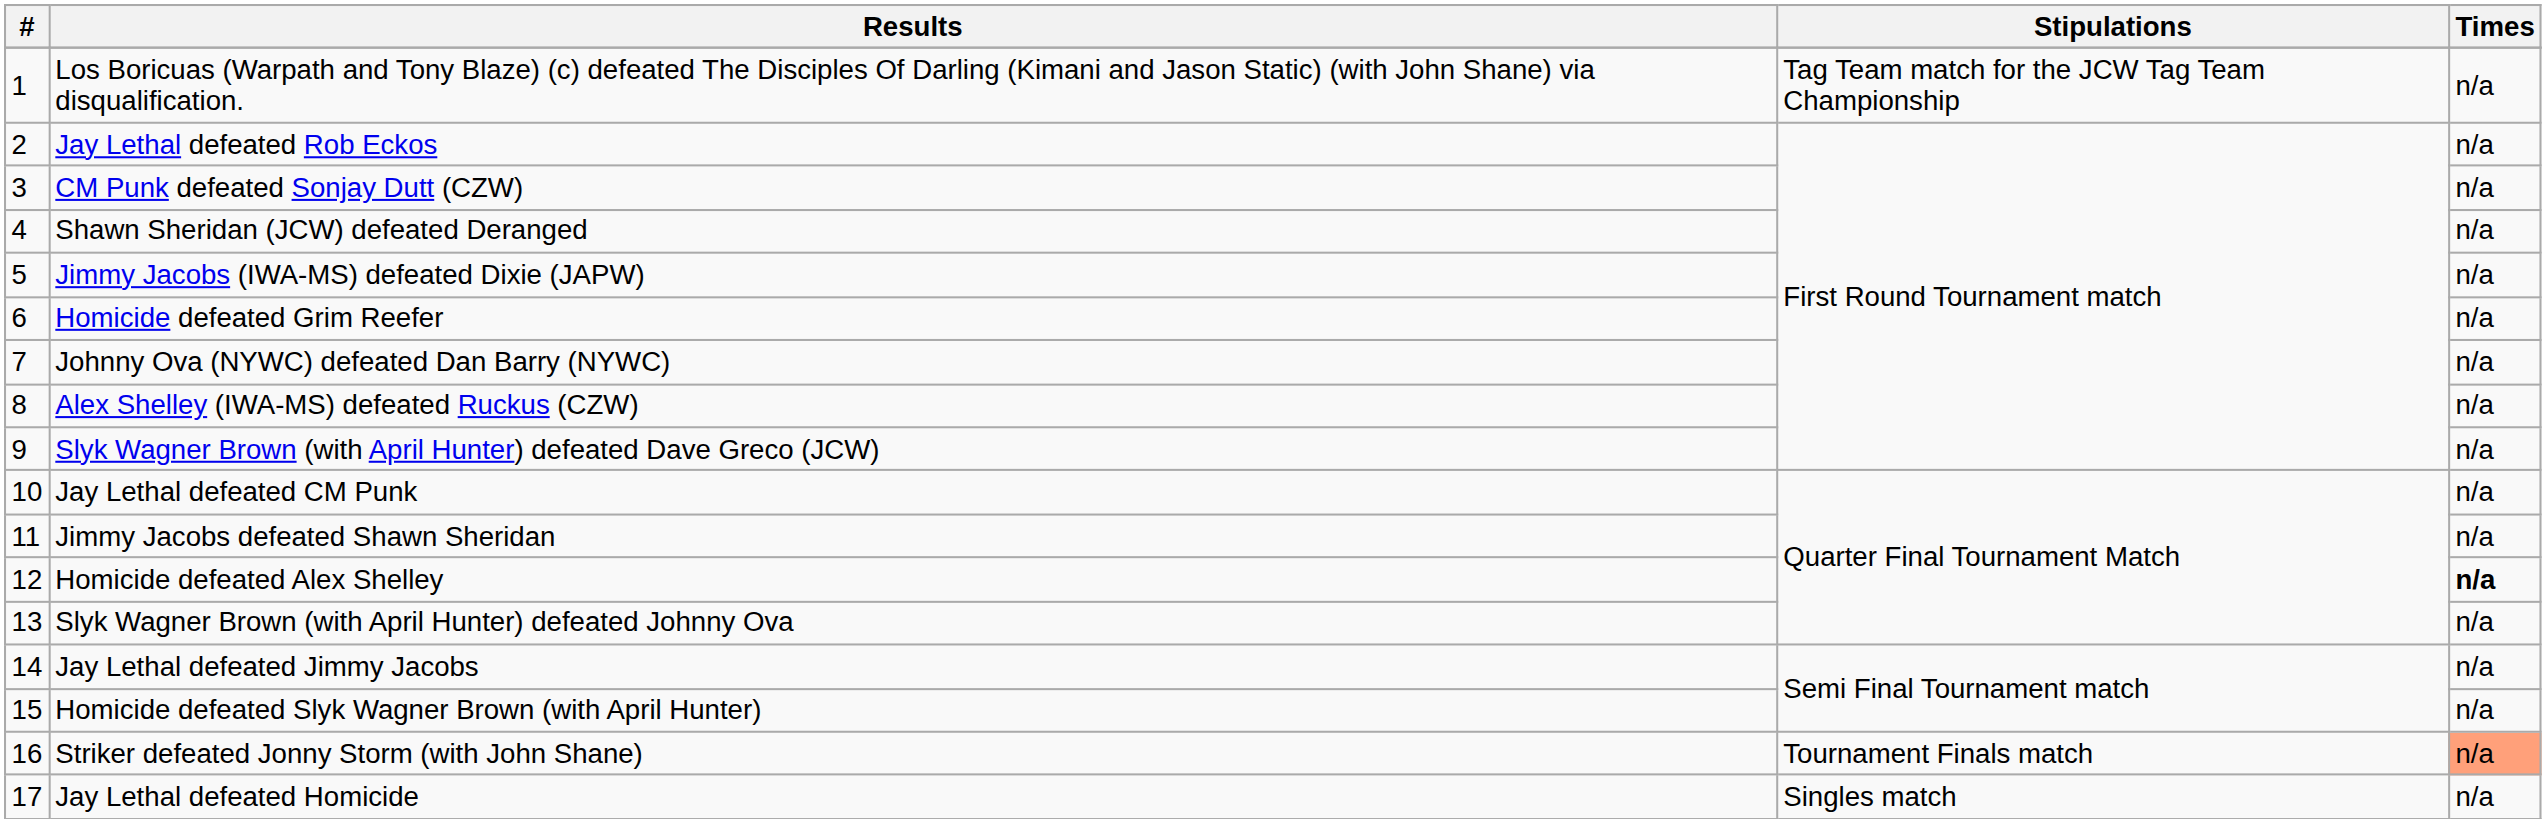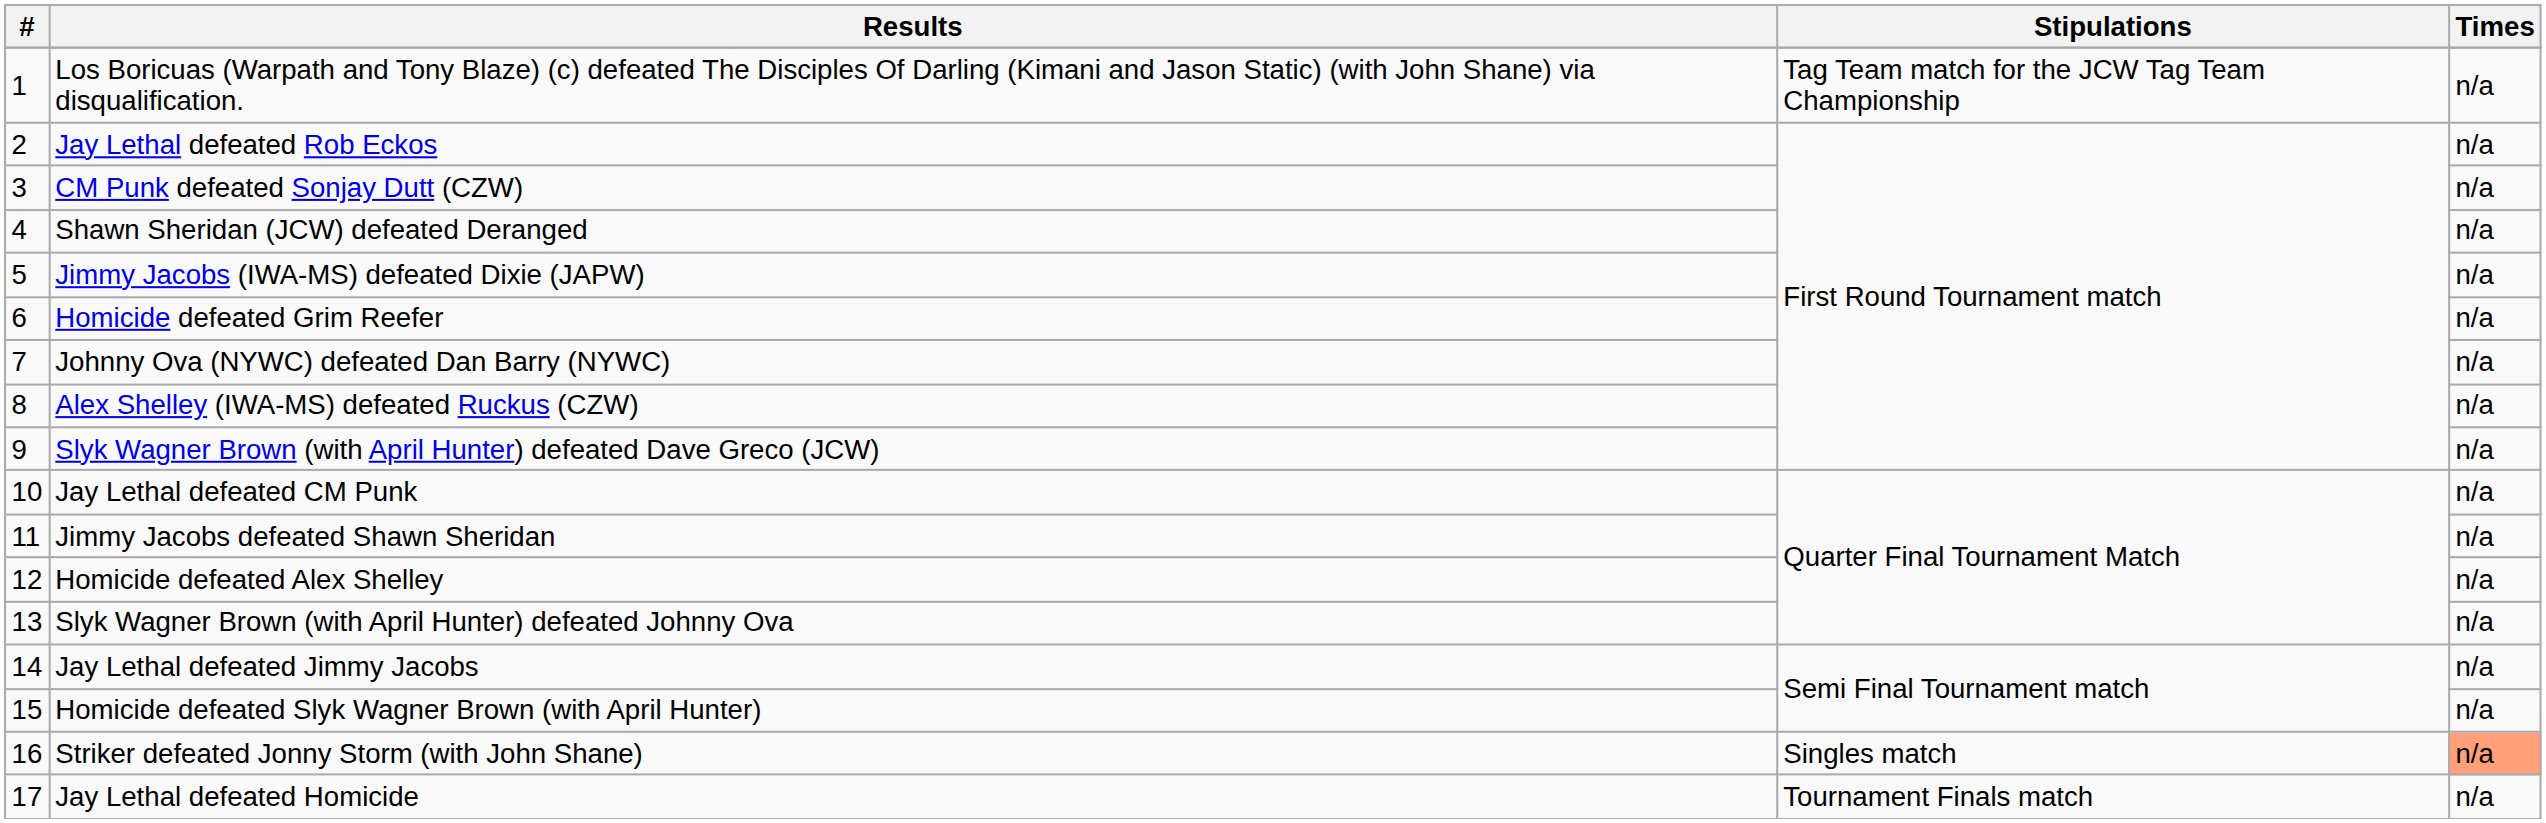(2475, 579) bold -> (2475, 579) normal
(1938, 753) Tournament Finals match -> (1870, 753) Singles match
(1870, 797) Singles match -> (1938, 797) Tournament Finals match
